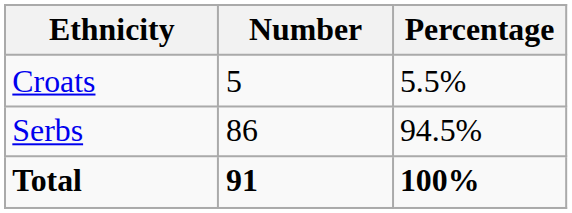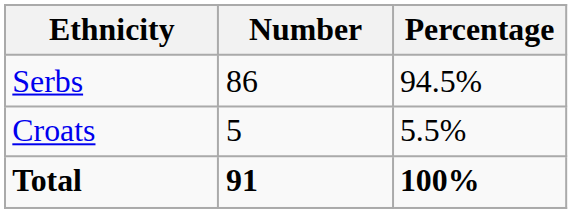rows swapped: (48, 130) <-> (54, 80)
